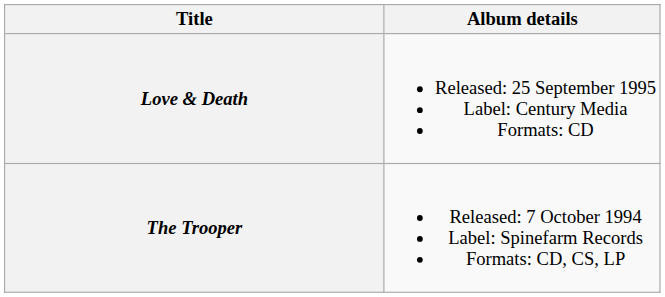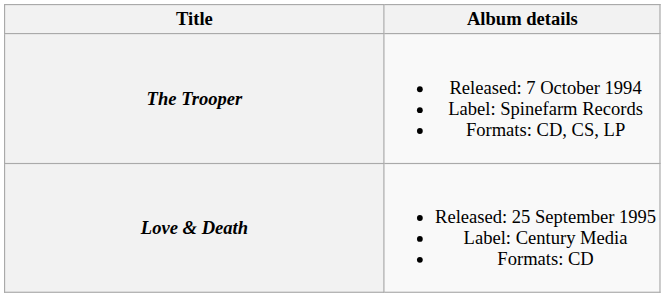rows swapped: (194, 227) <-> (194, 98)
